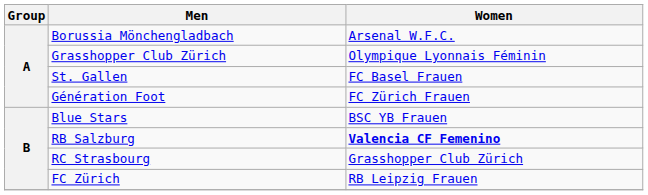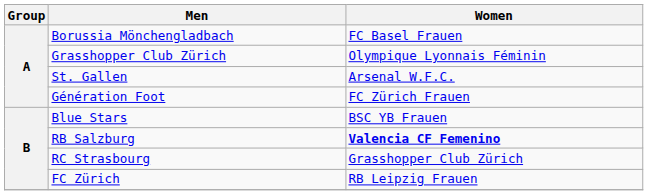(402, 35) Arsenal W.F.C. -> (405, 35) FC Basel Frauen
(405, 76) FC Basel Frauen -> (402, 76) Arsenal W.F.C.
